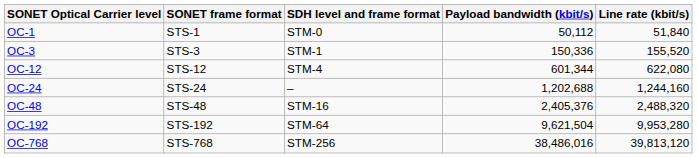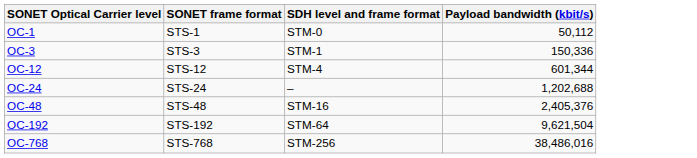- column: (644, 14)
